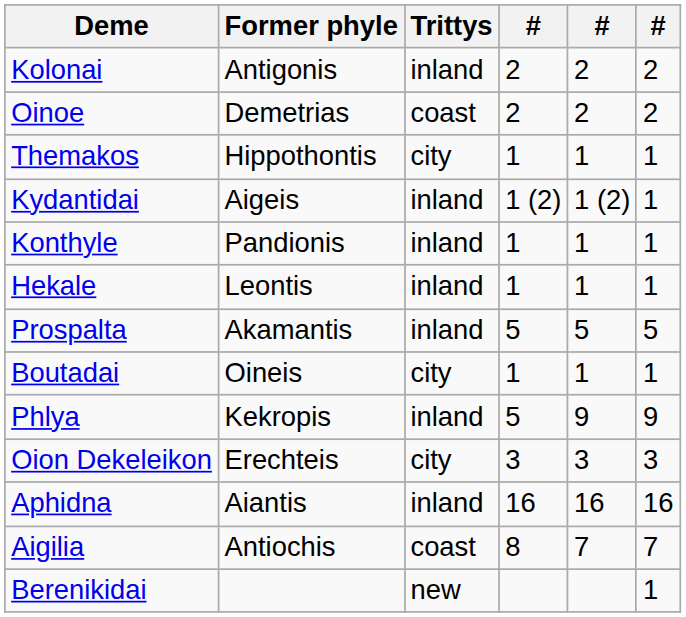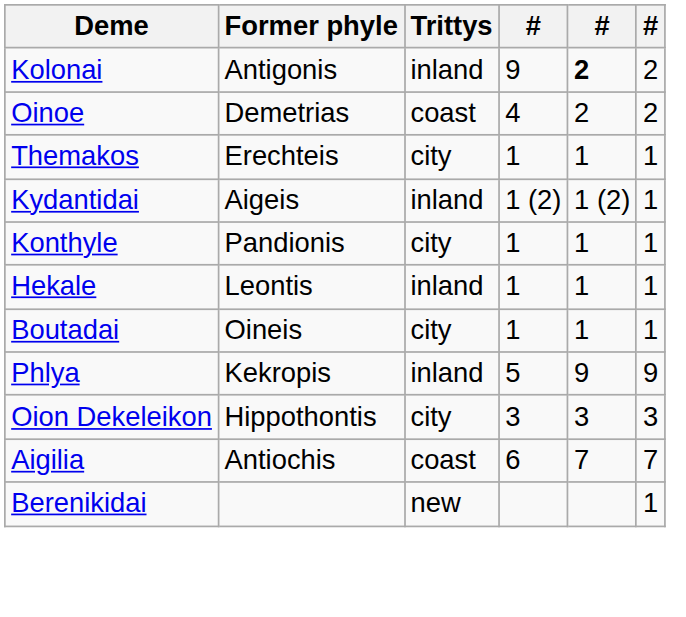(513, 69) 2 -> (513, 69) 9
(582, 69) normal -> (582, 69) bold
(513, 112) 2 -> (513, 112) 4
(301, 156) Hippothontis -> (282, 156) Erechteis
(447, 243) inland -> (431, 243) city
- row: (69, 329)
(282, 460) Erechteis -> (301, 416) Hippothontis
- row: (61, 503)
(513, 546) 8 -> (513, 460) 6
